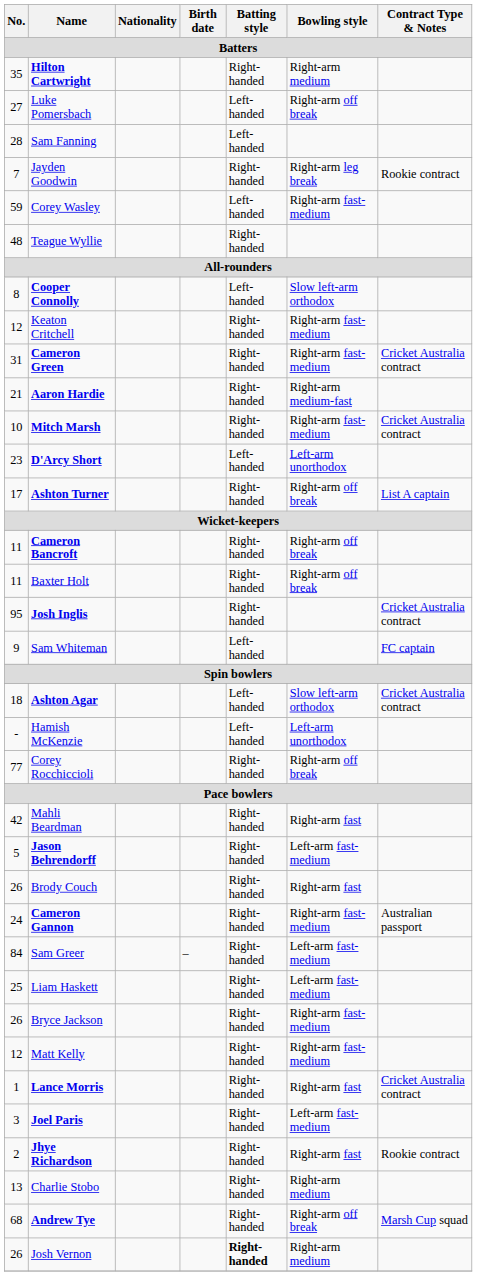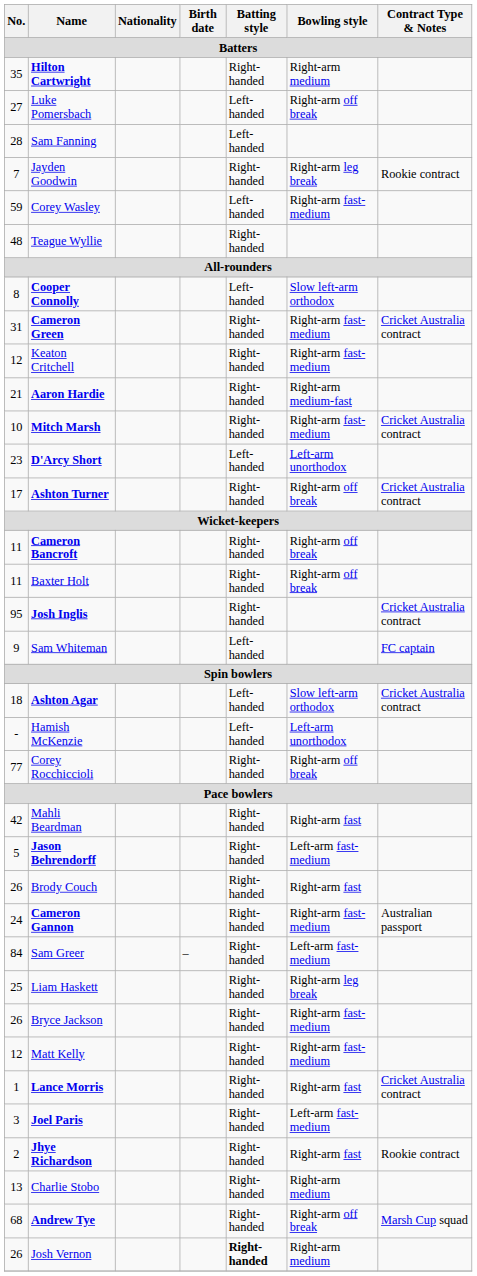rows swapped: (53, 327) <-> (56, 360)
(415, 494) List A captain -> (423, 494) Cricket Australia contract
(324, 987) Left-arm fast-medium -> (324, 987) Right-arm leg break
